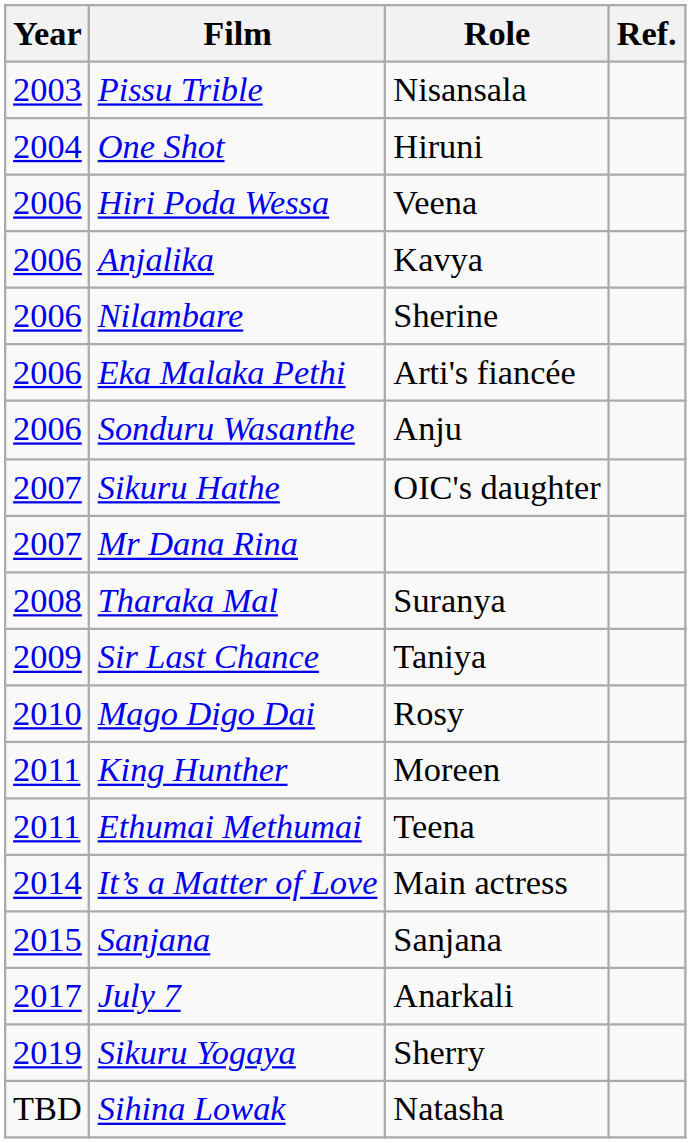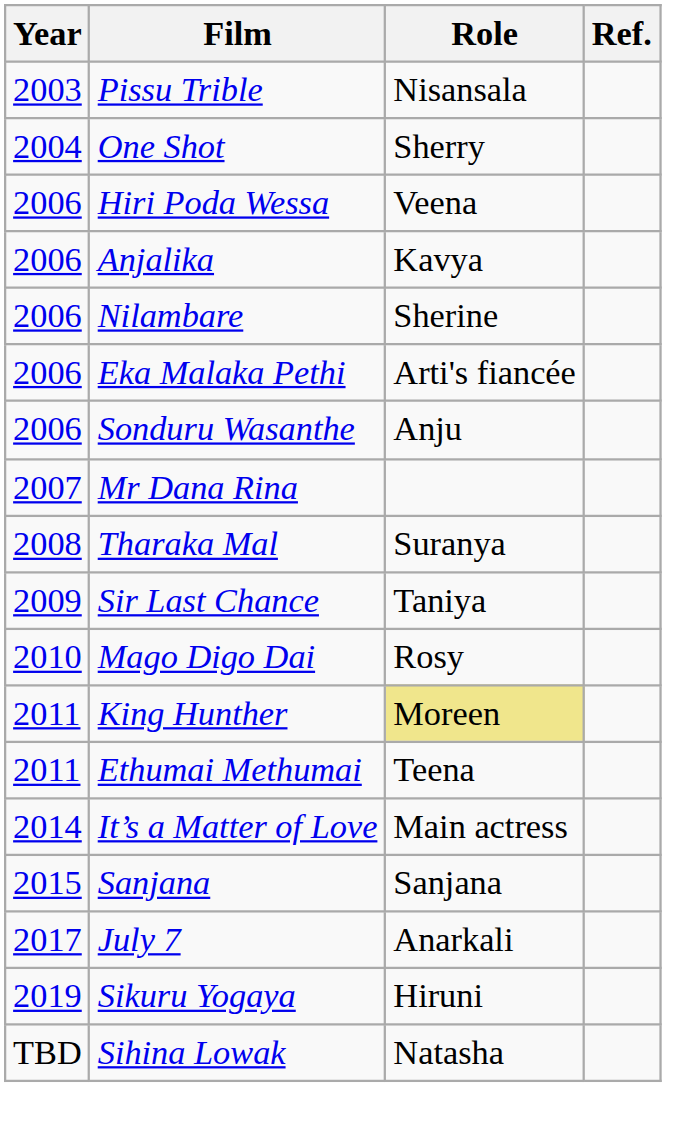(438, 146) Hiruni -> (439, 146) Sherry
- row: (189, 486)
(447, 769) no background -> (447, 712) khaki background
(439, 1052) Sherry -> (438, 995) Hiruni
